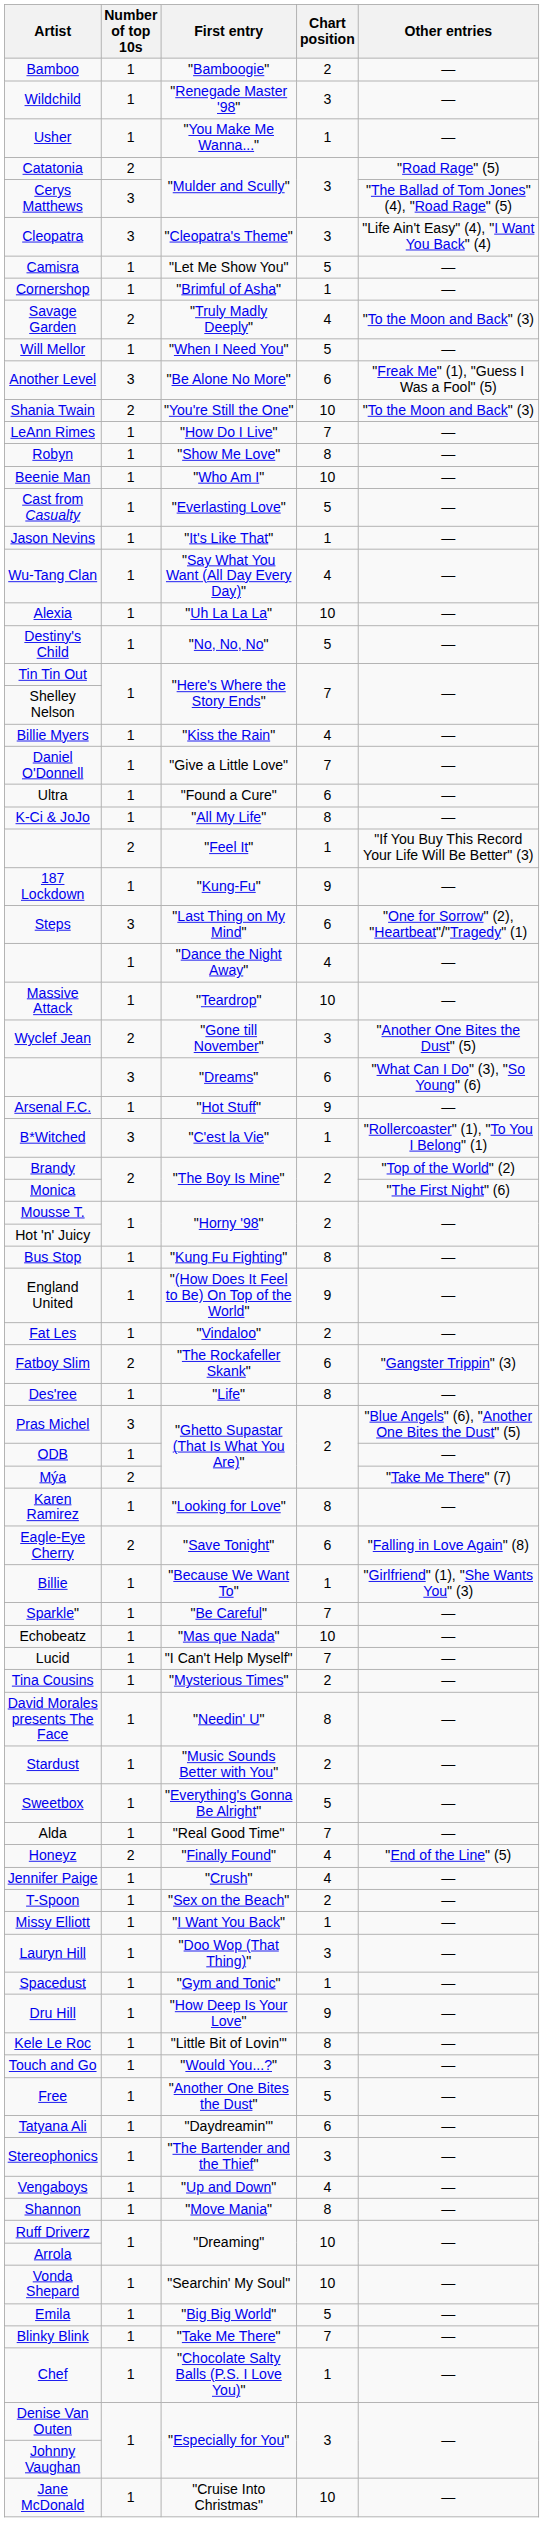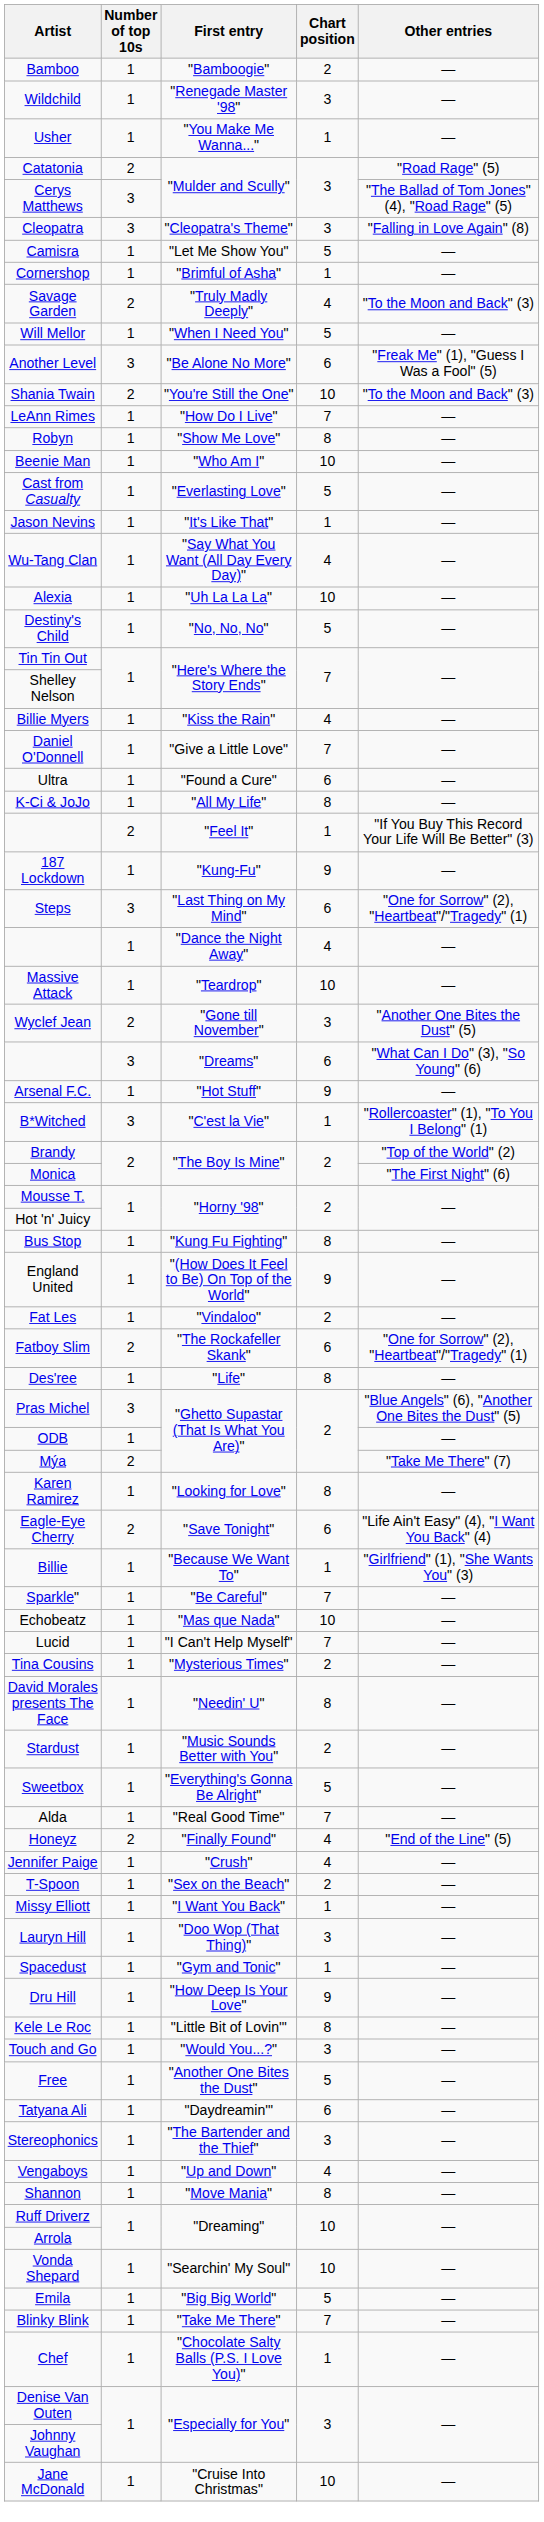(448, 236) "Life Ain't Easy" (4), "I Want You Back" (4) -> (448, 228) "Falling in Love Again" (8)
(448, 1363) "Gangster Trippin" (3) -> (448, 1348) "One for Sorrow" (2), "Heartbeat"/"Tragedy" (1)
(448, 1545) "Falling in Love Again" (8) -> (448, 1529) "Life Ain't Easy" (4), "I Want You Back" (4)
